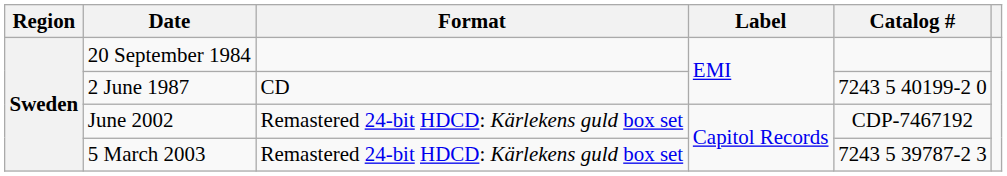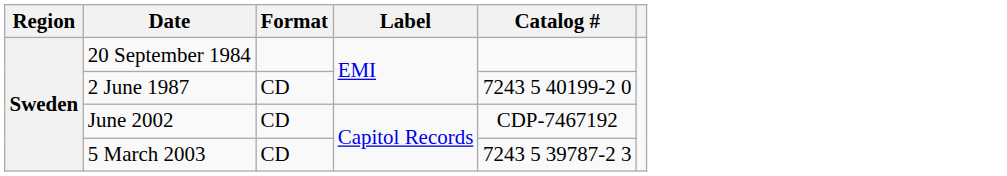(472, 120) Remastered 24-bit HDCD: Kärlekens guld box set -> (275, 120) CD
(472, 154) Remastered 24-bit HDCD: Kärlekens guld box set -> (275, 154) CD
